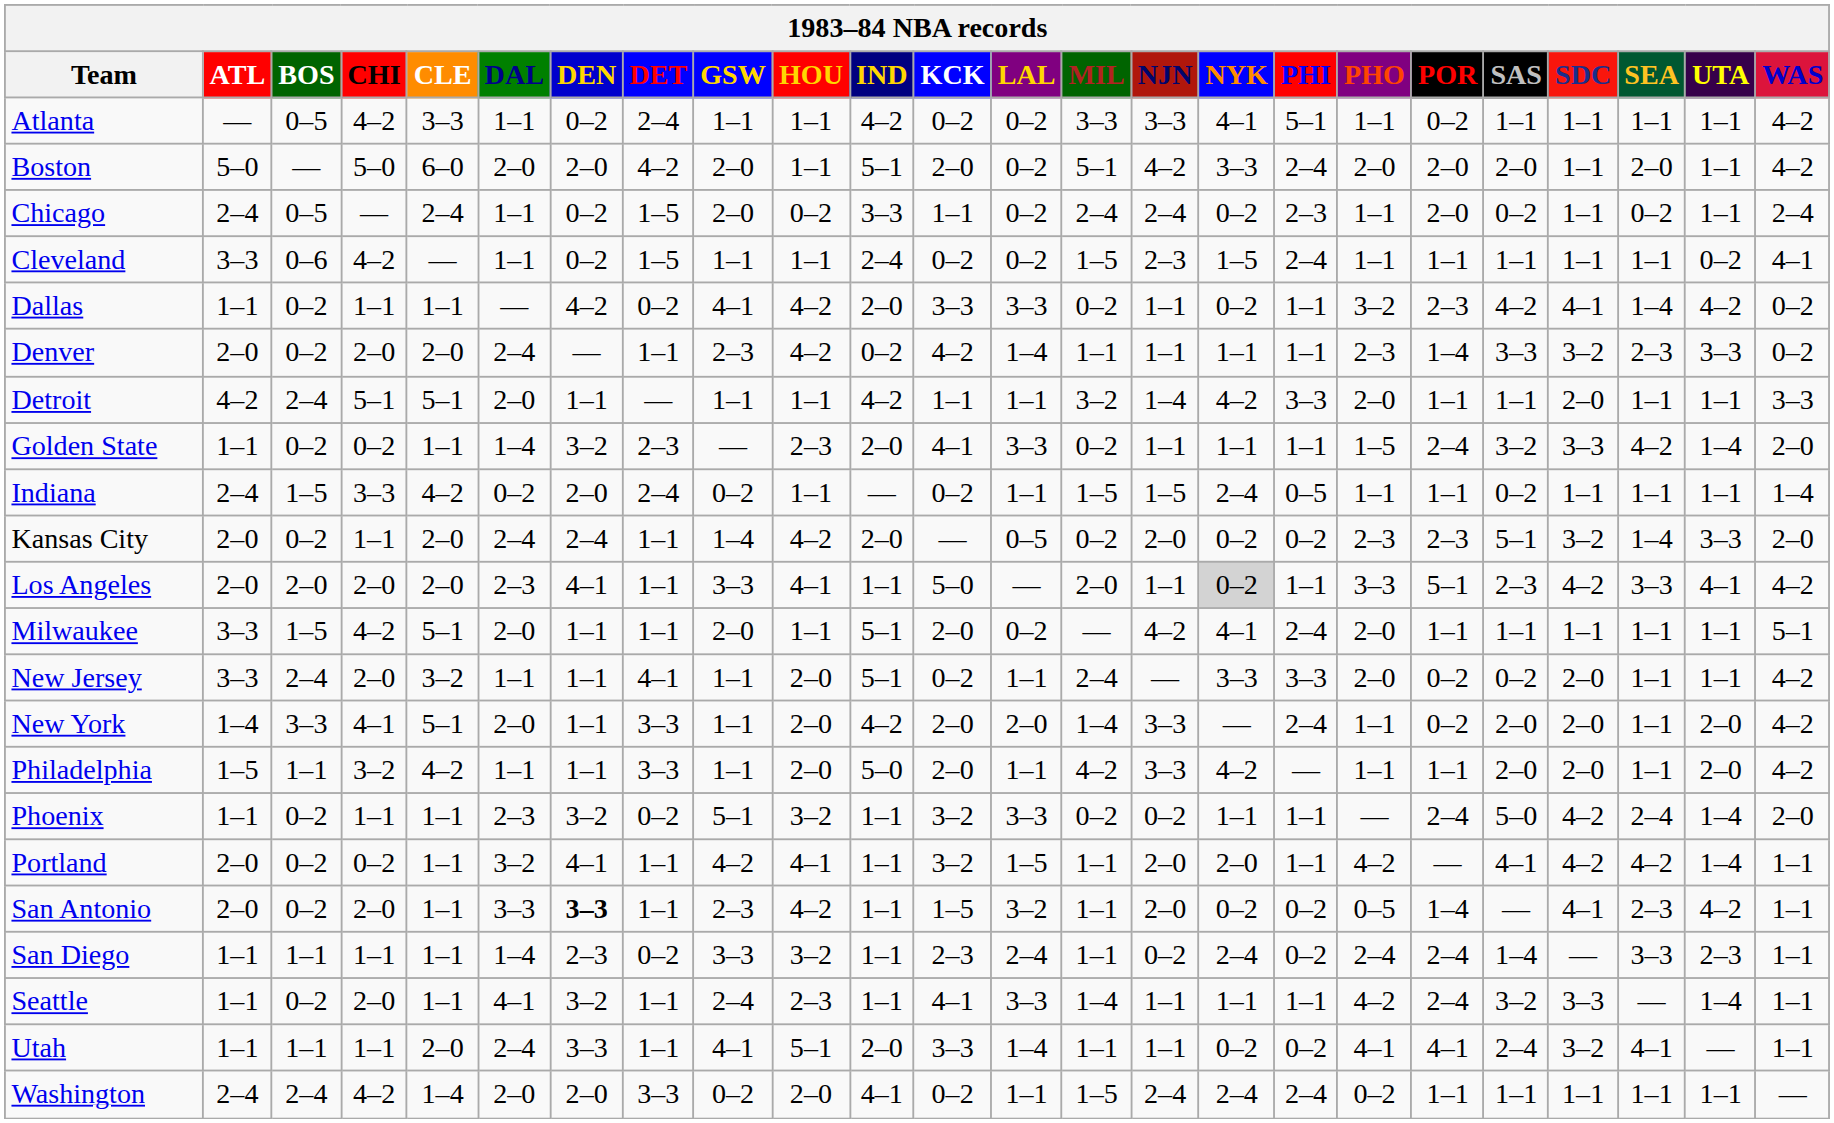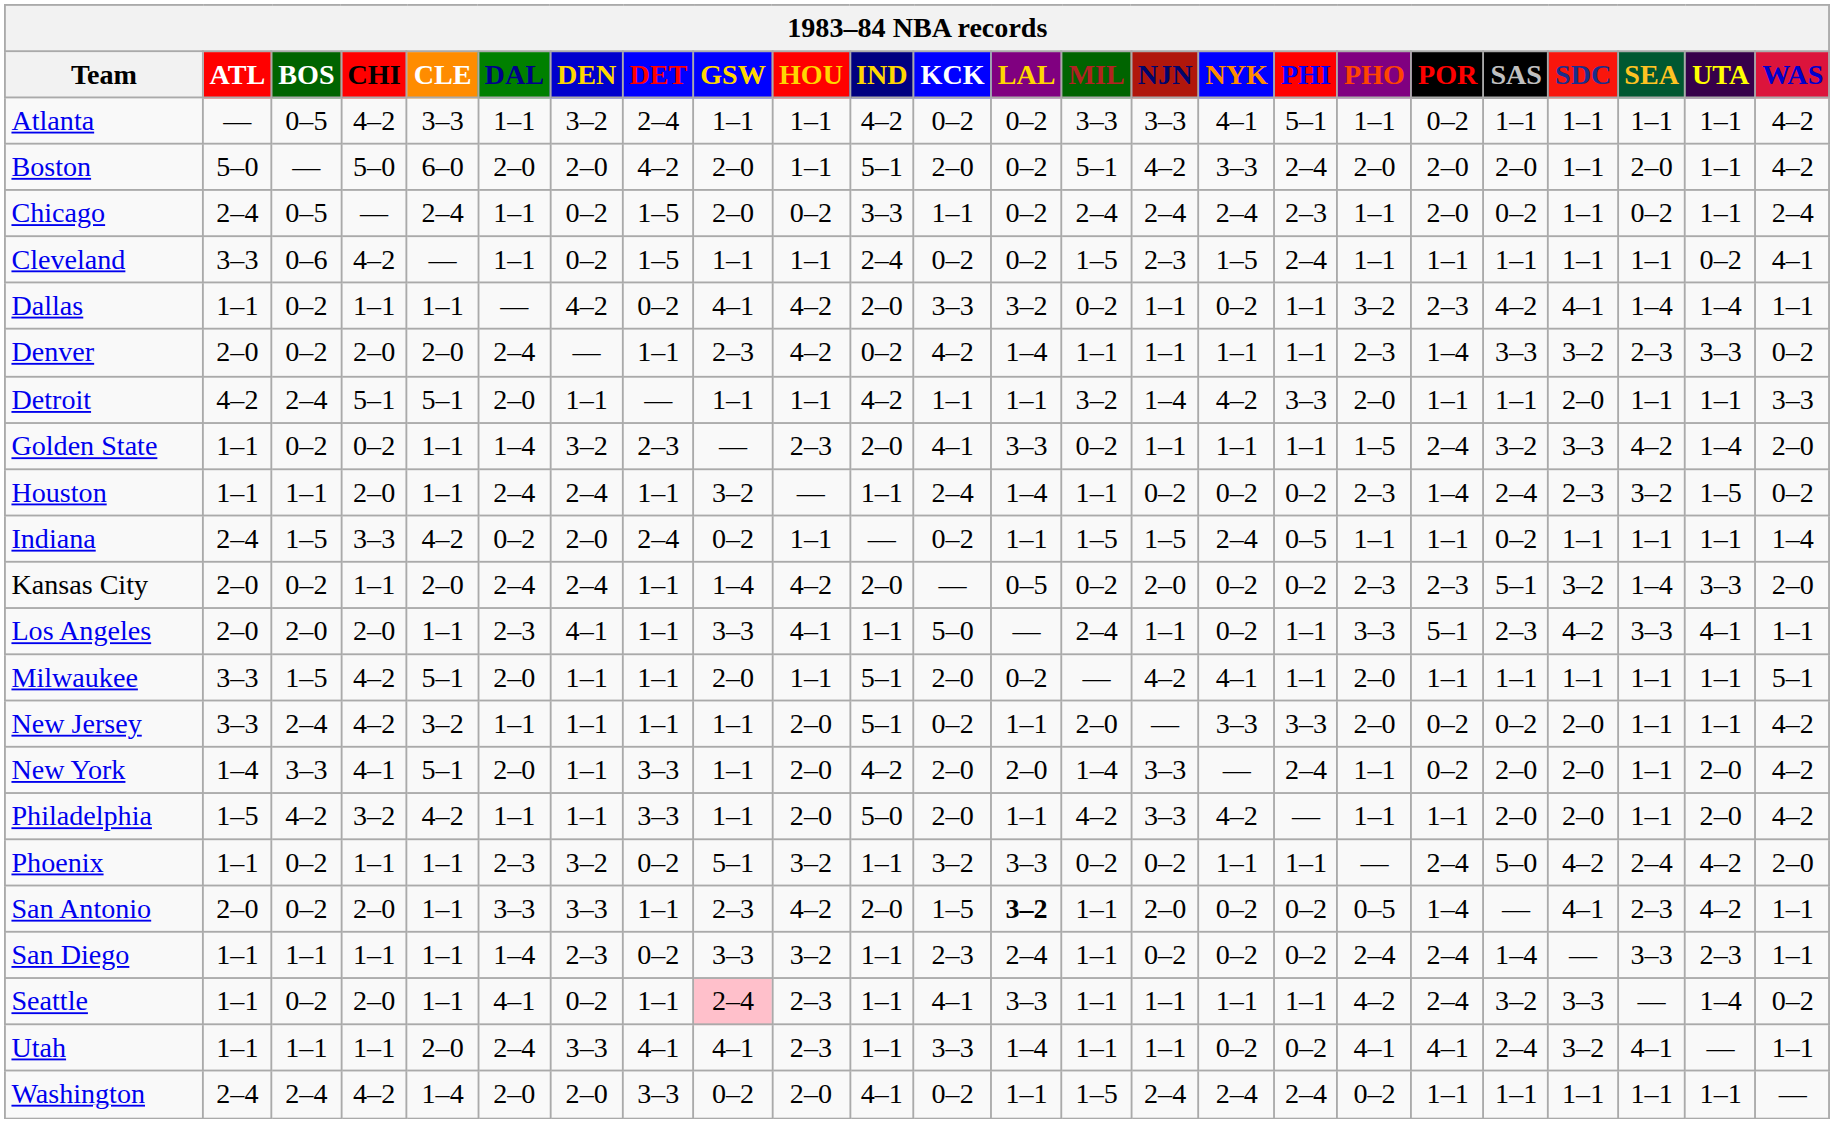(587, 120) 0–2 -> (587, 120) 3–2
(1237, 213) 0–2 -> (1237, 213) 2–4
(1027, 306) 3–3 -> (1027, 306) 3–2
(1721, 306) 4–2 -> (1721, 306) 1–4
(1793, 306) 0–2 -> (1793, 306) 1–1
+ row: (59, 491)
(443, 584) 2–0 -> (443, 630) 1–1
(1097, 584) 2–0 -> (1097, 630) 2–4
(1237, 584) lightgrey background -> (1237, 630) no background
(1793, 584) 4–2 -> (1793, 630) 1–1
(1306, 630) 2–4 -> (1306, 676) 1–1
(374, 676) 2–0 -> (374, 723) 4–2
(658, 676) 4–1 -> (658, 723) 1–1
(1097, 676) 2–4 -> (1097, 723) 2–0
(306, 769) 1–1 -> (306, 816) 4–2
(1721, 816) 1–4 -> (1721, 862) 4–2
- row: (59, 862)
(587, 908) bold -> (587, 908) normal
(882, 908) 1–1 -> (882, 908) 2–0
(1027, 908) normal -> (1027, 908) bold
(1237, 955) 2–4 -> (1237, 955) 0–2
(587, 1001) 3–2 -> (587, 1001) 0–2
(733, 1001) no background -> (733, 1001) pink background
(1097, 1001) 1–4 -> (1097, 1001) 1–1
(1793, 1001) 1–1 -> (1793, 1001) 0–2
(658, 1047) 1–1 -> (658, 1047) 4–1
(811, 1047) 5–1 -> (811, 1047) 2–3
(882, 1047) 2–0 -> (882, 1047) 1–1
